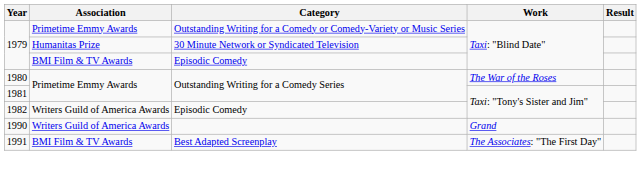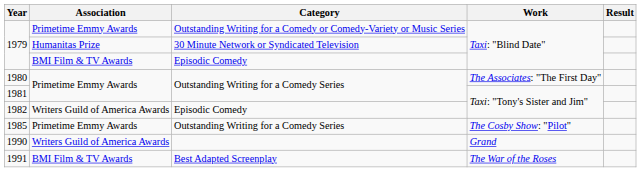(513, 77) The War of the Roses -> (535, 77) The Associates: "The First Day"
+ row: (17, 126)
(535, 142) The Associates: "The First Day" -> (513, 158) The War of the Roses
